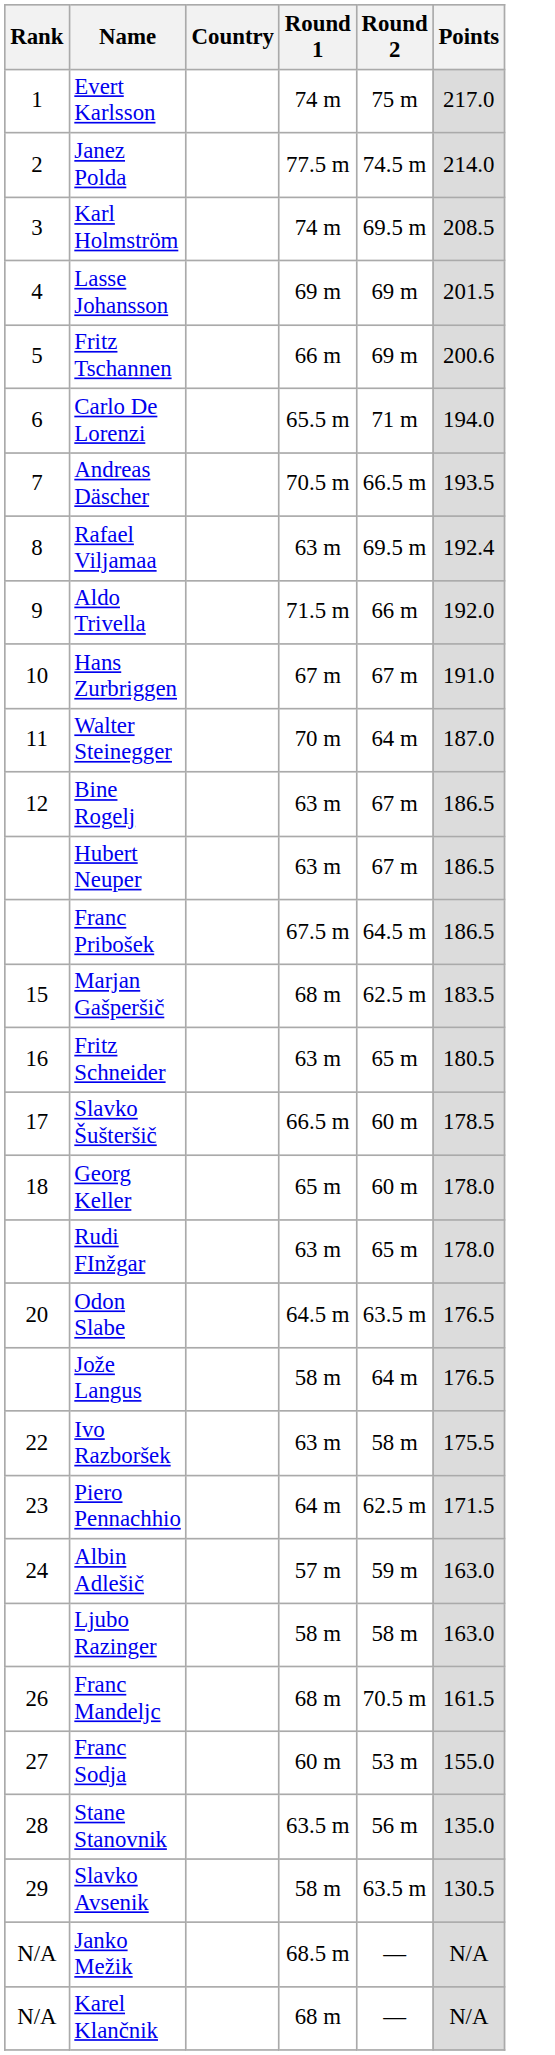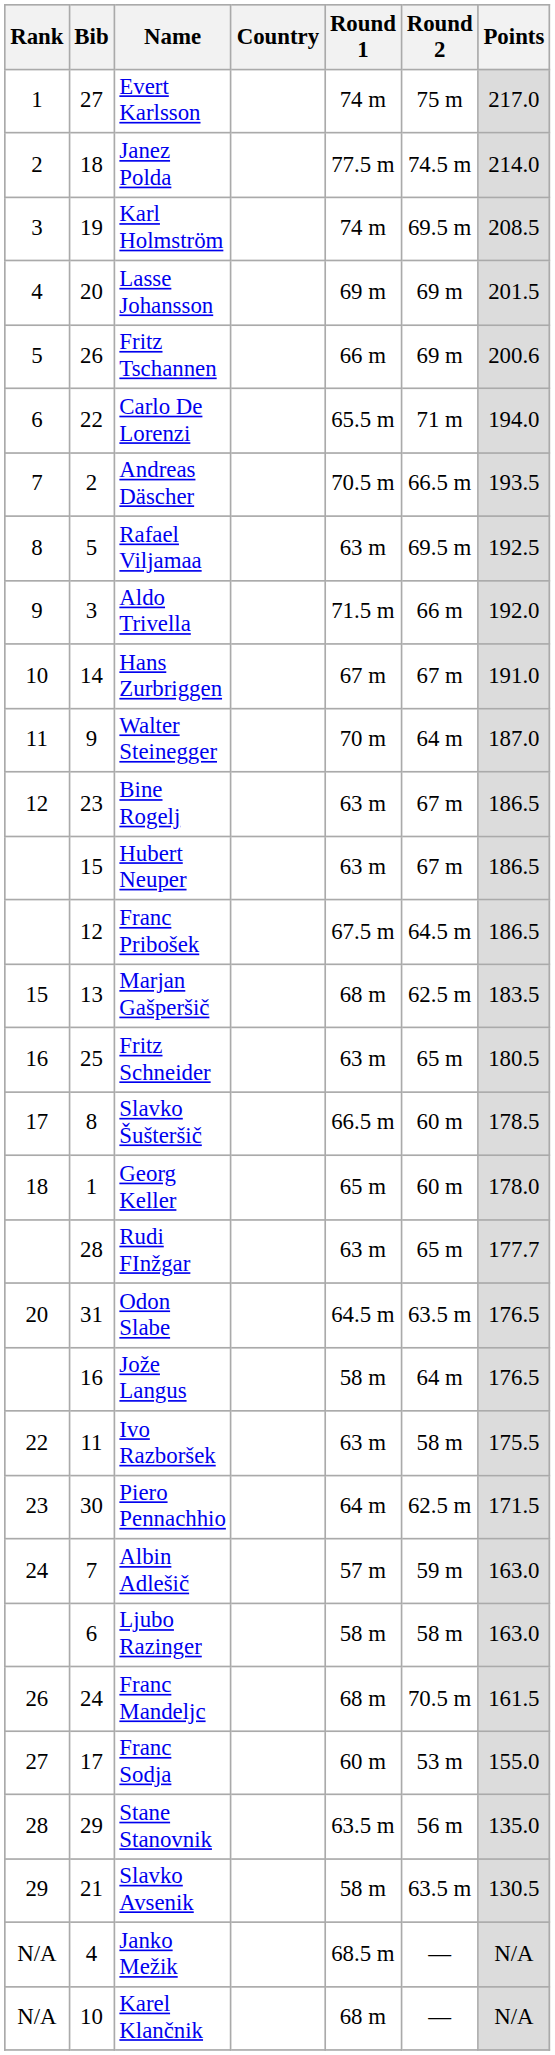+ column: (91, 36)
(469, 547) 192.4 -> (514, 547) 192.5
(469, 1250) 178.0 -> (514, 1250) 177.7
